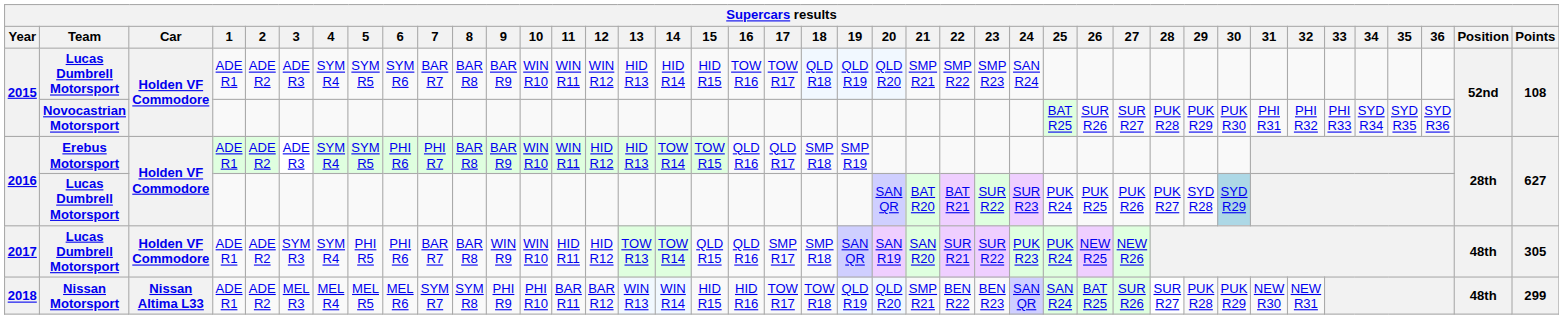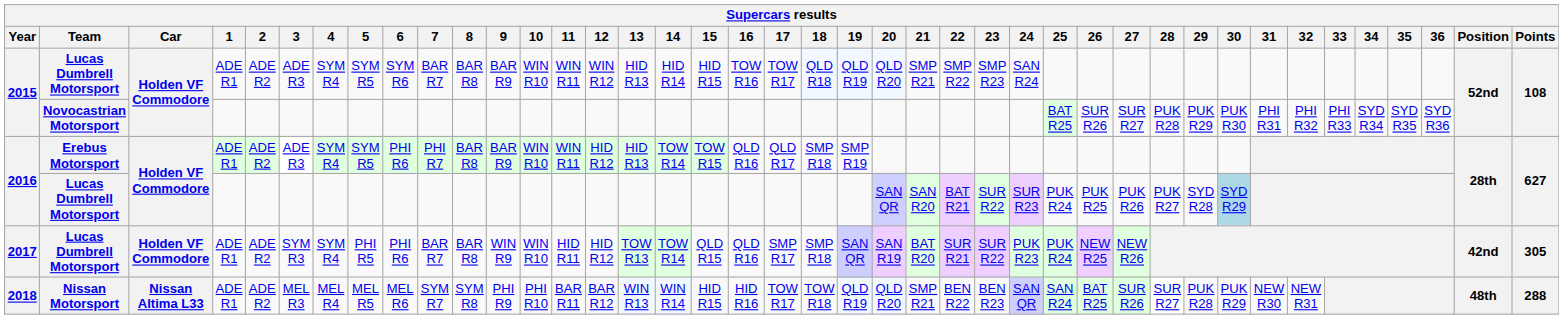(923, 199) BAT R20 -> (923, 199) SAN R20
(923, 252) SAN R20 -> (923, 252) BAT R20
(1483, 252) 48th -> (1483, 252) 42nd
(1535, 296) 299 -> (1535, 296) 288
